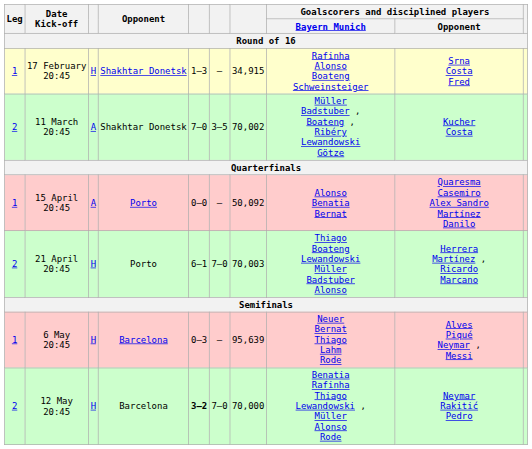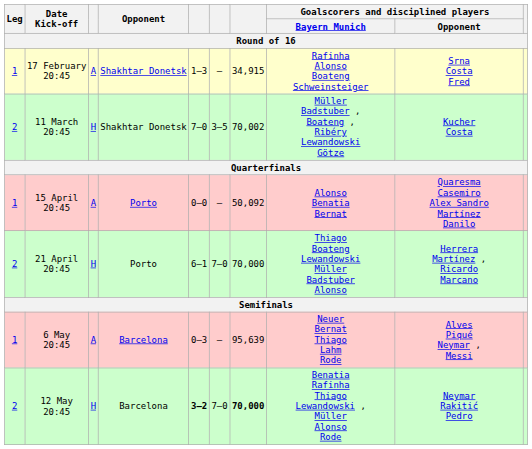(93, 71) H -> (93, 71) A
(93, 127) A -> (93, 127) H
(248, 264) 70,003 -> (248, 264) 70,000
(93, 340) H -> (93, 340) A
(248, 406) normal -> (248, 406) bold
